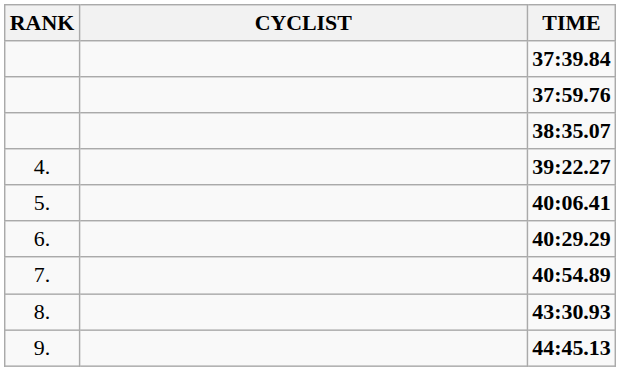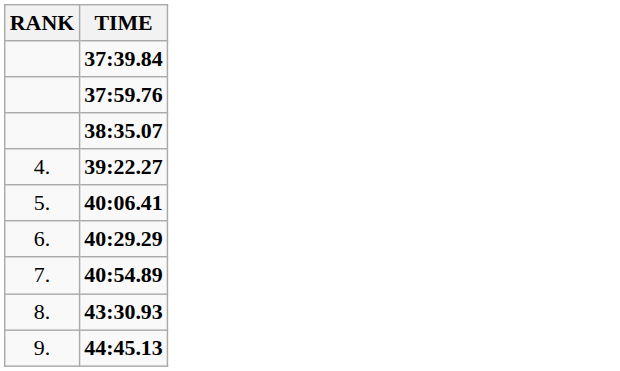- column: (303, 22)
